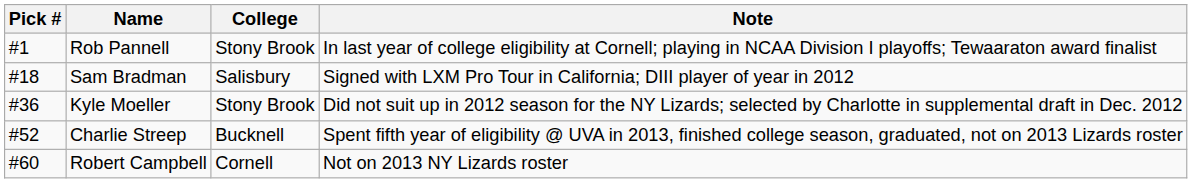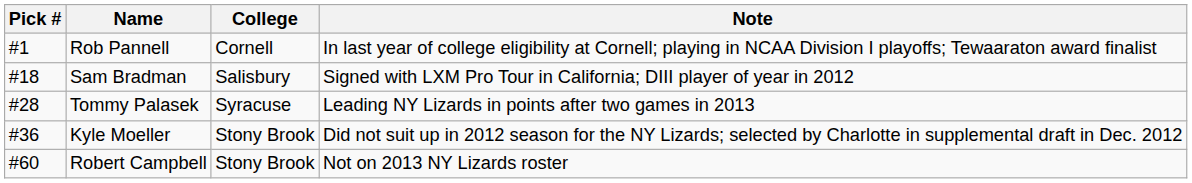(265, 47) Stony Brook -> (244, 47) Cornell
+ row: (134, 105)
- row: (128, 134)
(244, 163) Cornell -> (265, 163) Stony Brook
